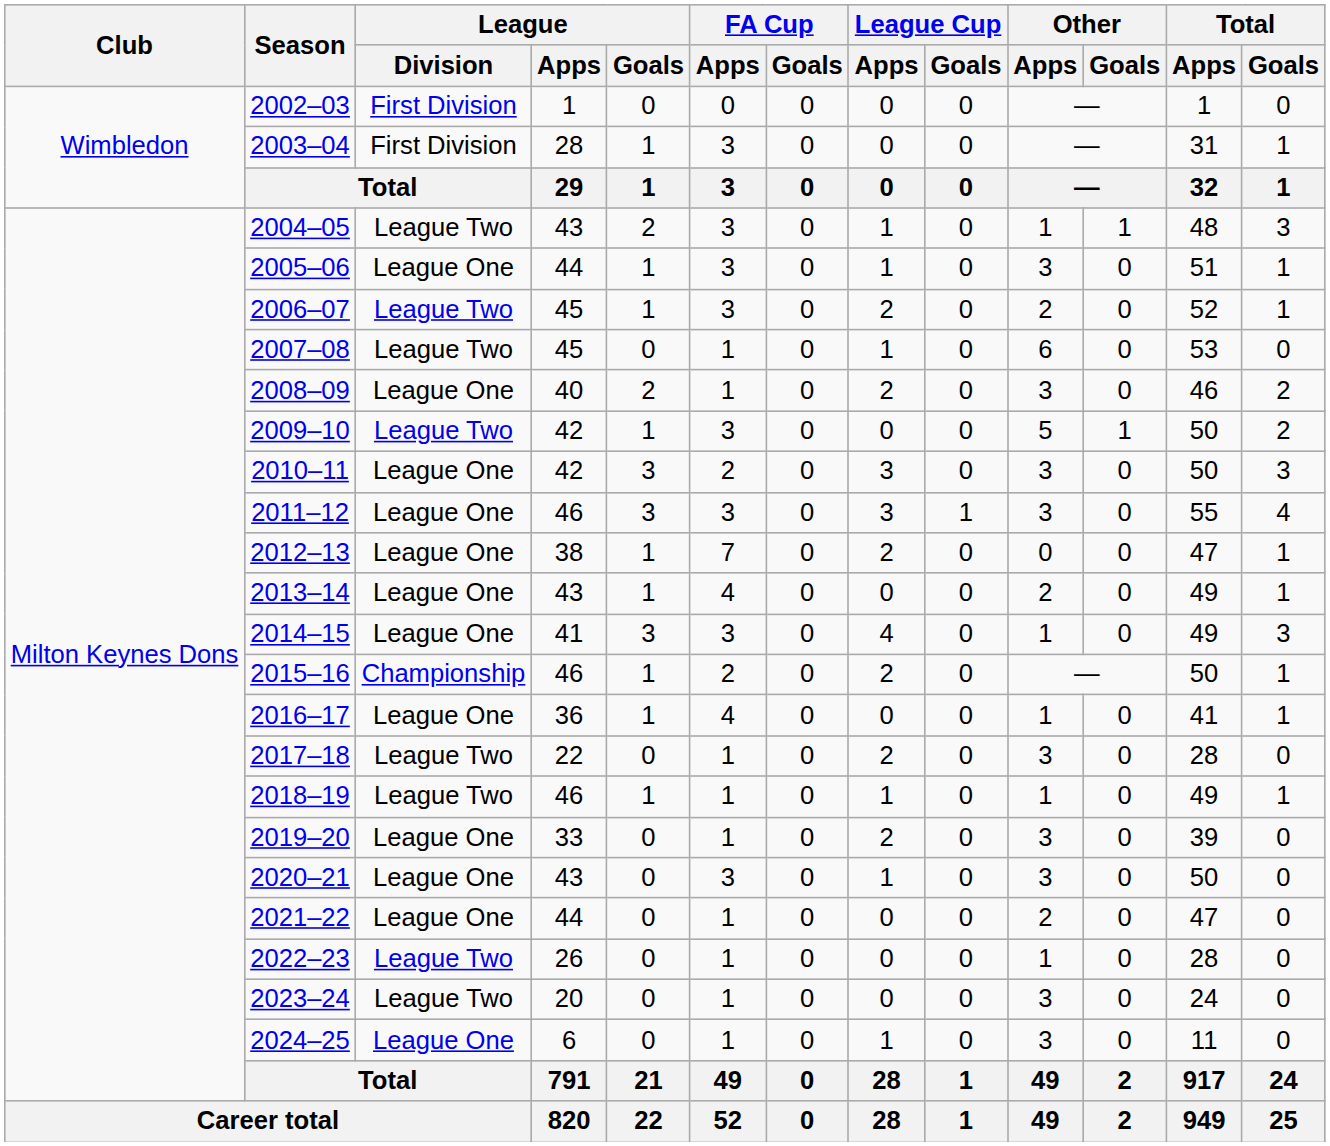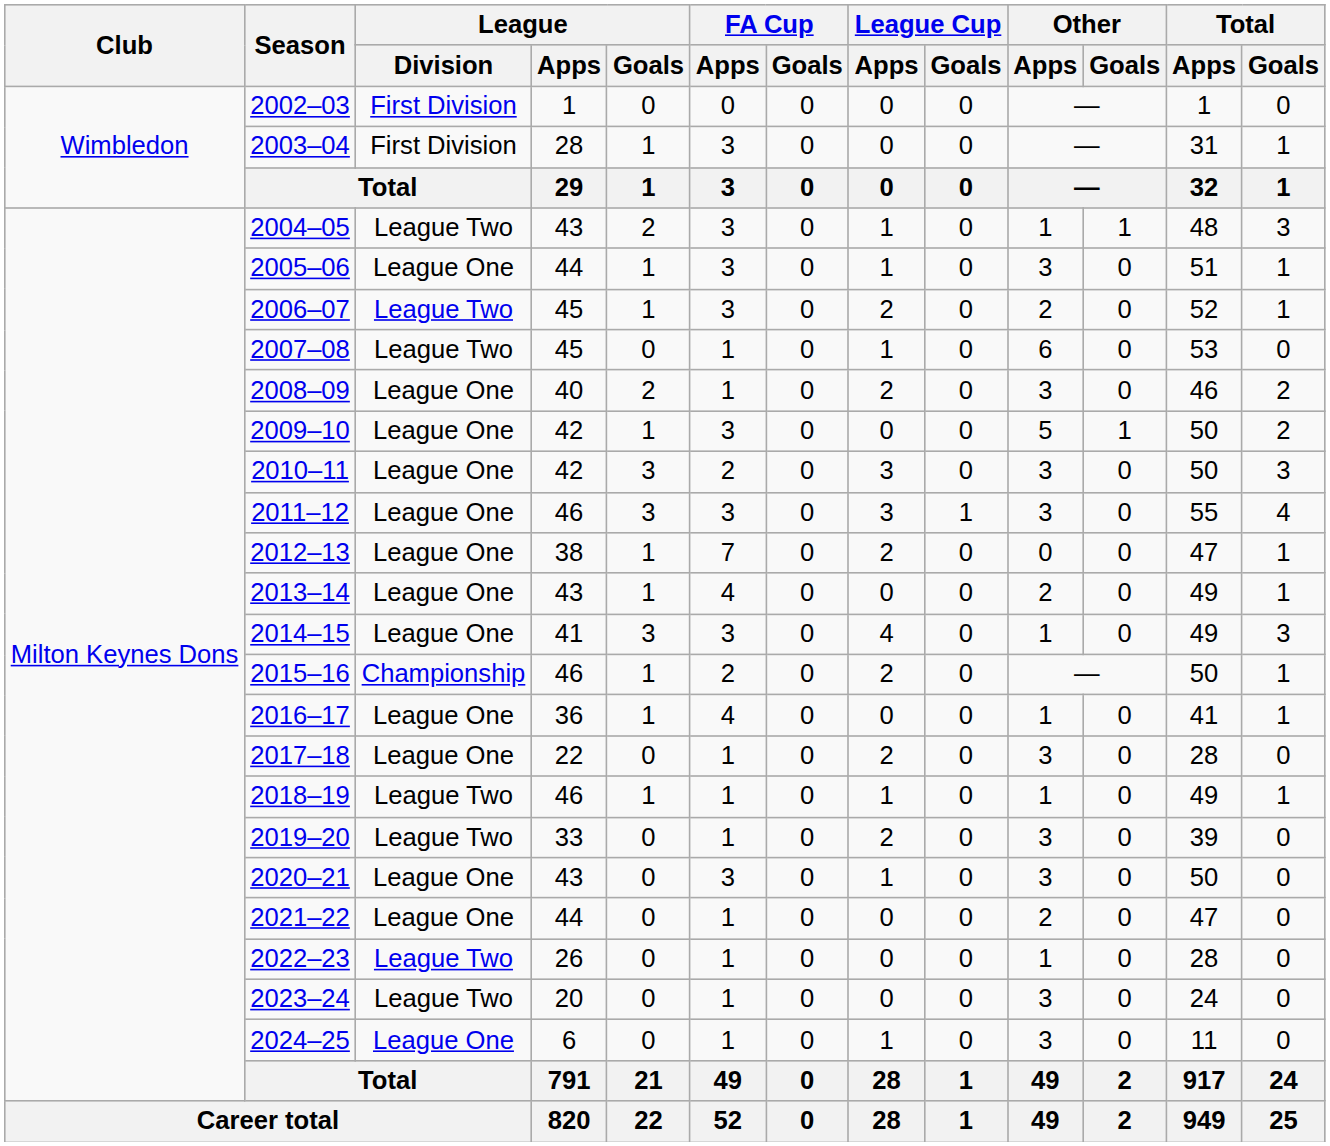(443, 430) League Two -> (443, 430) League One
(443, 755) League Two -> (443, 755) League One
(443, 836) League One -> (443, 836) League Two
